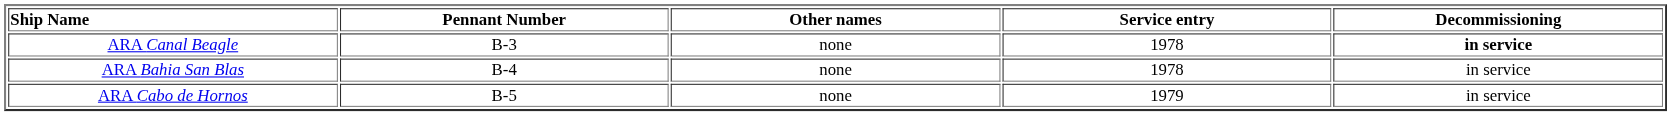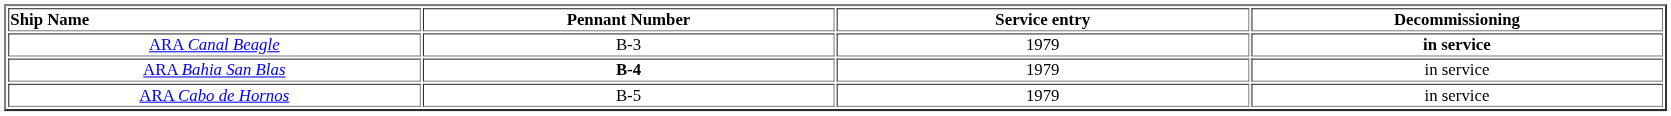- column: (836, 19)
(1167, 44) 1978 -> (1043, 44) 1979
(504, 70) normal -> (628, 70) bold
(1167, 70) 1978 -> (1043, 70) 1979
